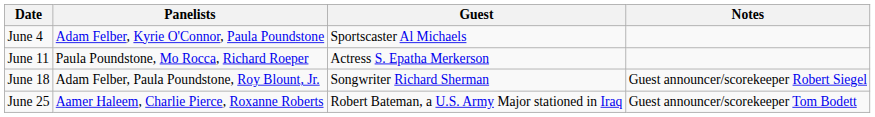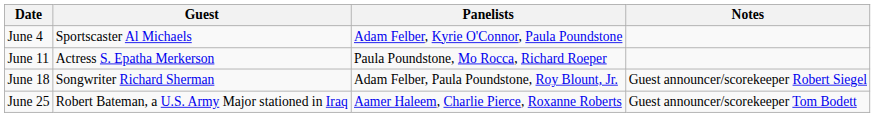columns swapped: (476, 15) <-> (190, 15)
